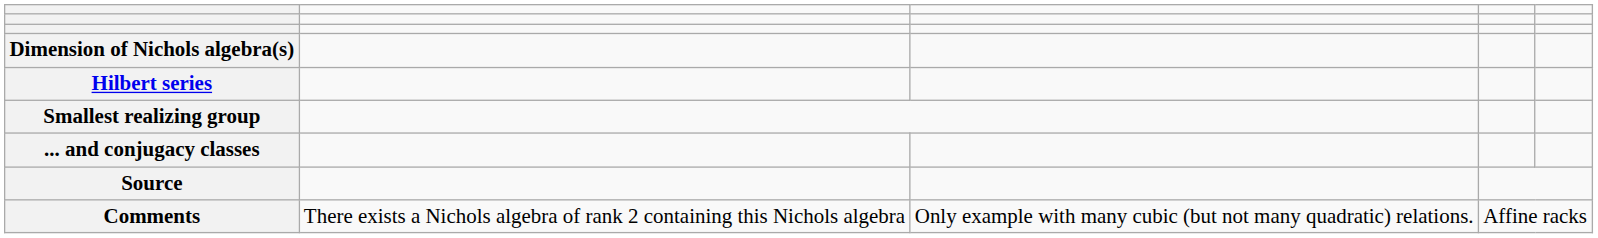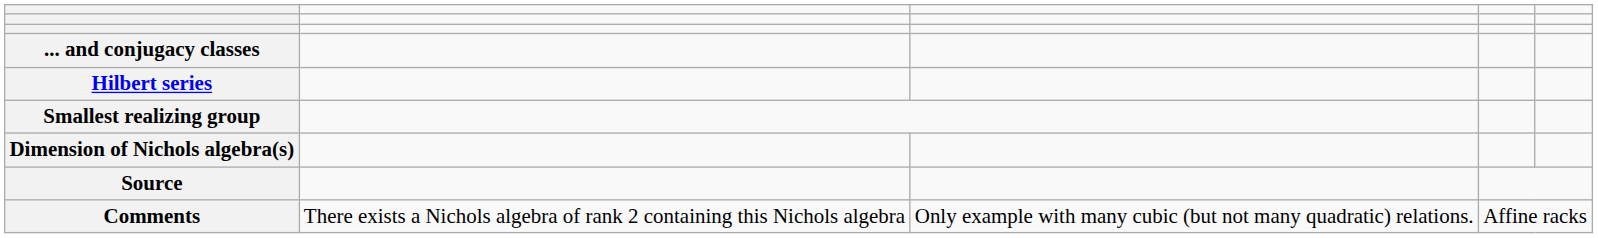rows swapped: (152, 50) <-> (152, 149)
